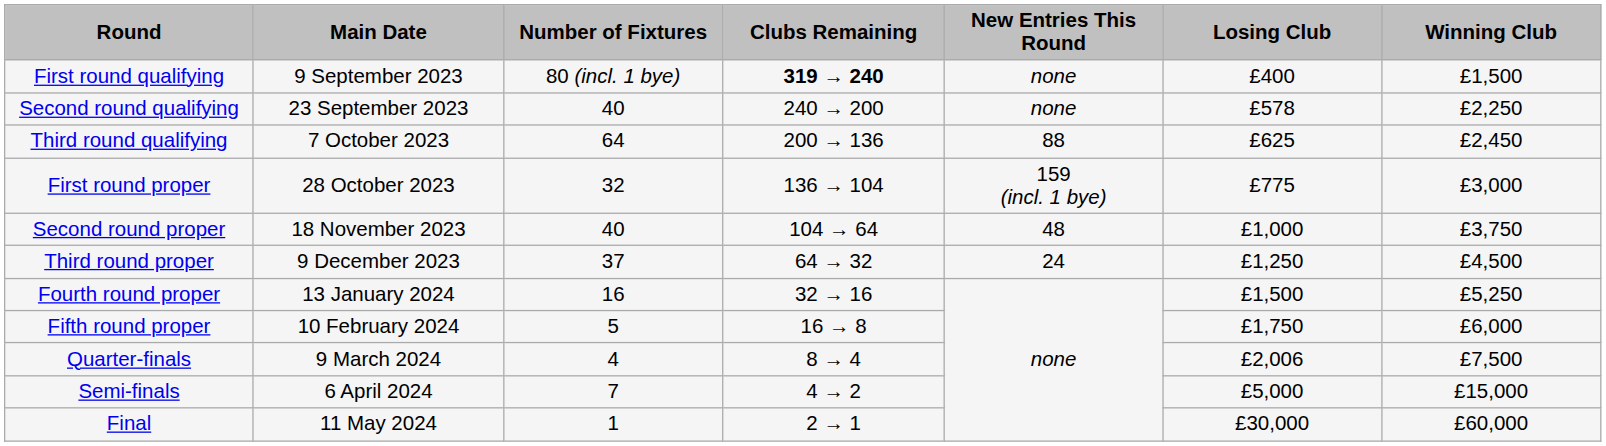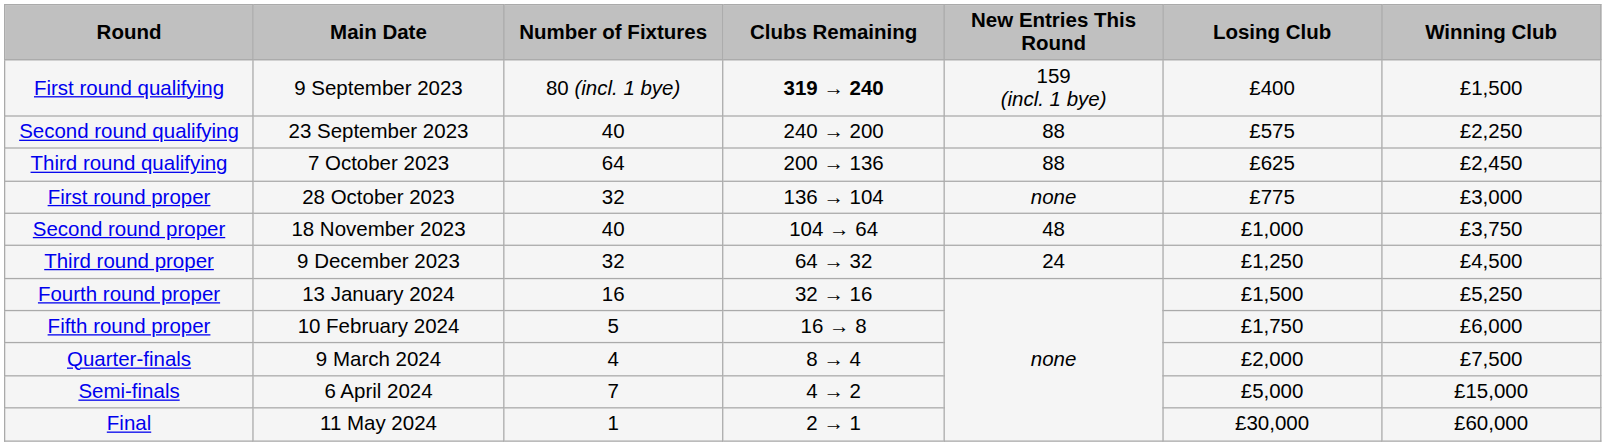(1054, 76) none -> (1054, 87) 159 (incl. 1 bye)
(1054, 108) none -> (1054, 131) 88
(1272, 108) £578 -> (1272, 131) £575
(1054, 185) 159 (incl. 1 bye) -> (1054, 196) none
(613, 261) 37 -> (613, 261) 32
(1272, 359) £2,006 -> (1272, 359) £2,000
